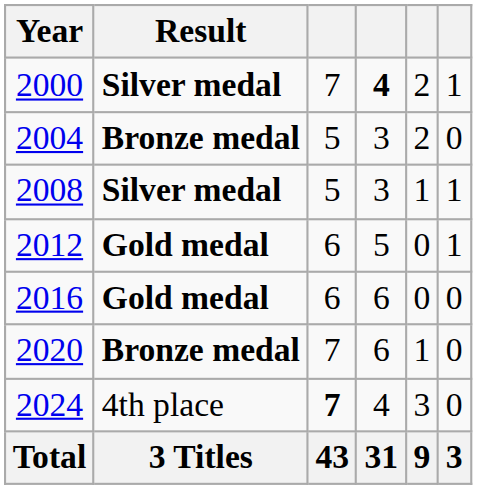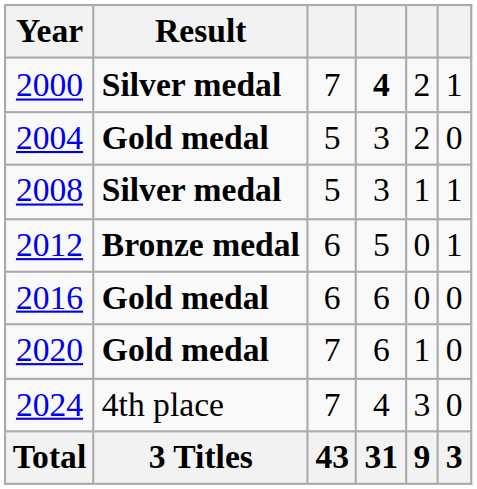(201, 137) Bronze medal -> (185, 137) Gold medal
(185, 244) Gold medal -> (201, 244) Bronze medal
(201, 350) Bronze medal -> (185, 350) Gold medal
(332, 404) bold -> (332, 404) normal
